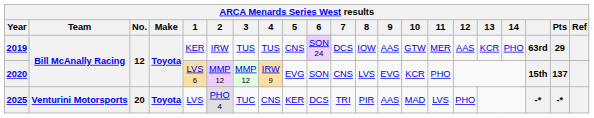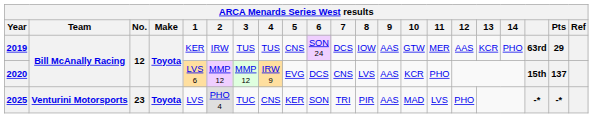(319, 74) SON -> (319, 74) DCS
(390, 74) EVG -> (390, 74) AAS
(140, 100) 20 -> (140, 100) 23
(319, 100) DCS -> (319, 100) SON
